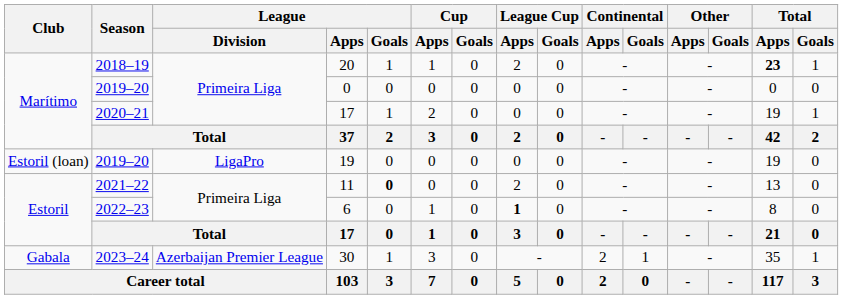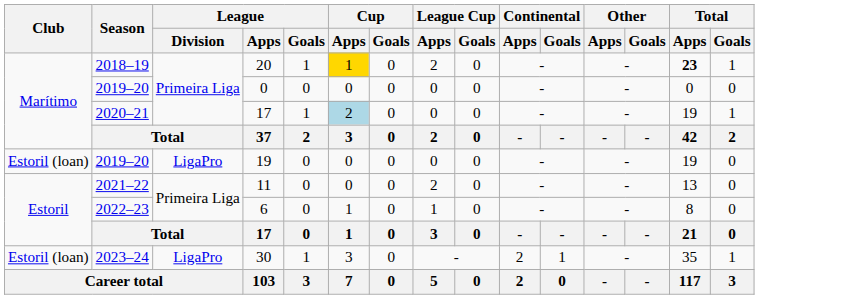(432, 64) no background -> (349, 64) gold background
(432, 112) no background -> (349, 112) lightblue background
(389, 185) bold -> (306, 185) normal
(517, 209) bold -> (434, 209) normal
(48, 257) Gabala -> (48, 257) Estoril (loan)
(239, 257) Azerbaijan Premier League -> (198, 257) LigaPro
